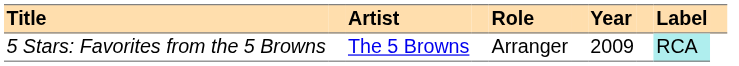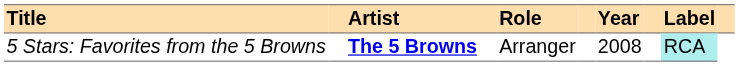(409, 46) normal -> (412, 46) bold
(612, 46) 2009 -> (620, 46) 2008
